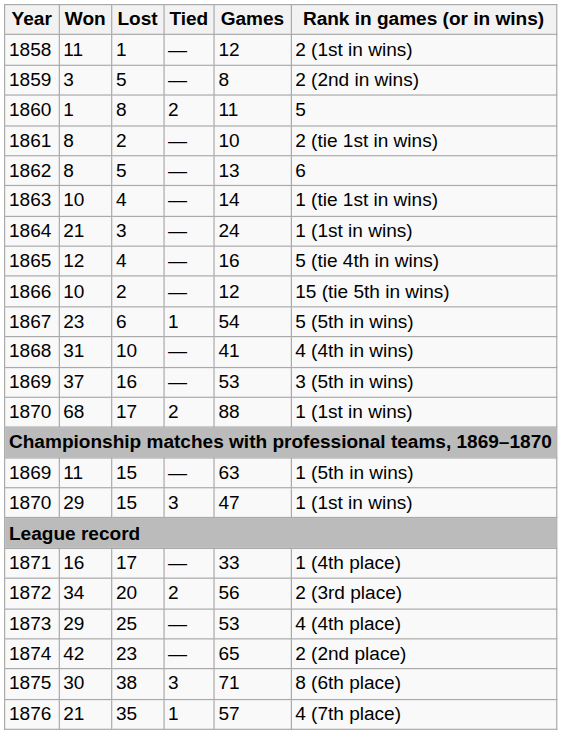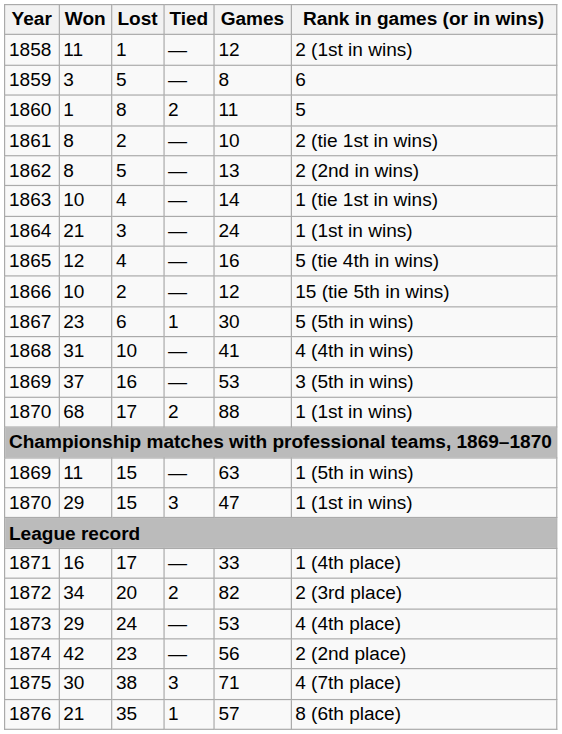(357, 79) 2 (2nd in wins) -> (300, 79) 6
(300, 170) 6 -> (357, 170) 2 (2nd in wins)
(229, 321) 54 -> (229, 321) 30
(229, 593) 56 -> (229, 593) 82
(127, 623) 25 -> (127, 623) 24
(229, 653) 65 -> (229, 653) 56
(348, 683) 8 (6th place) -> (348, 683) 4 (7th place)
(348, 714) 4 (7th place) -> (348, 714) 8 (6th place)
